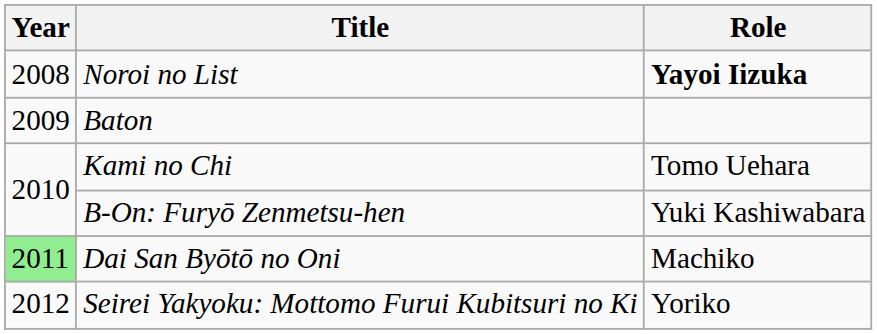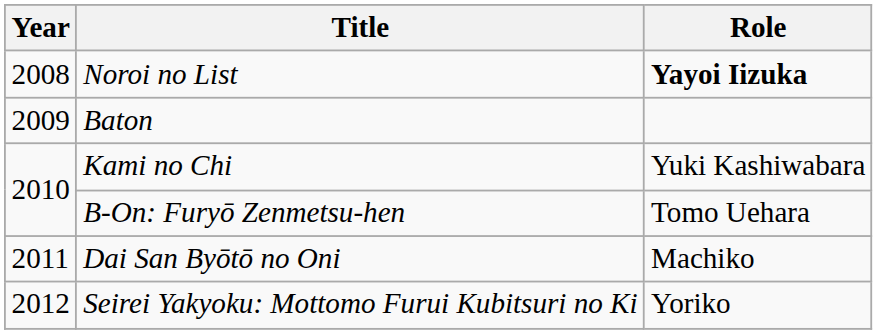(731, 166) Tomo Uehara -> (758, 166) Yuki Kashiwabara
(758, 212) Yuki Kashiwabara -> (731, 212) Tomo Uehara
(40, 258) lightgreen background -> (40, 258) no background
